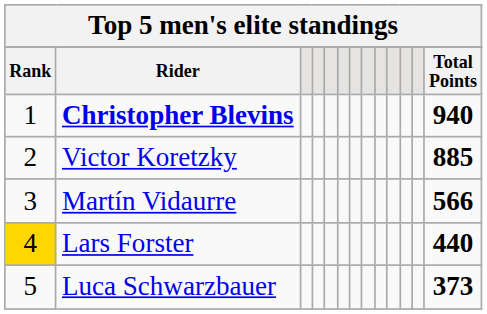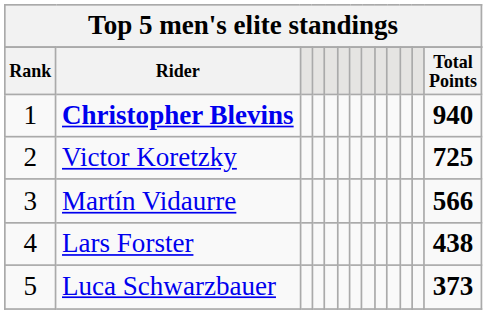(453, 157) 885 -> (453, 157) 725
(30, 243) gold background -> (30, 243) no background
(453, 243) 440 -> (453, 243) 438
